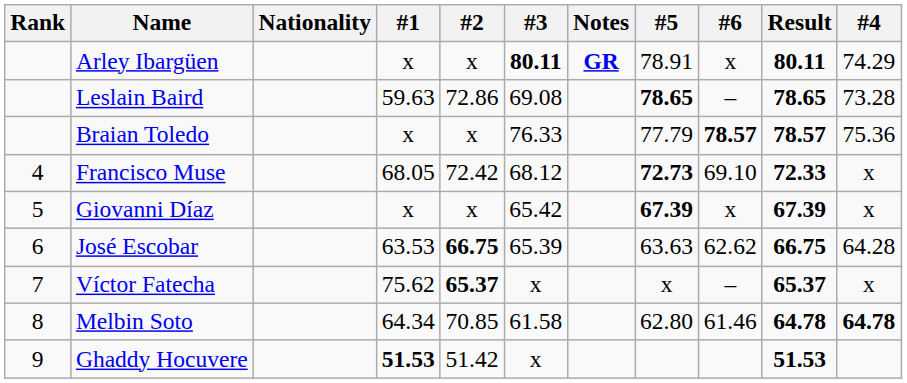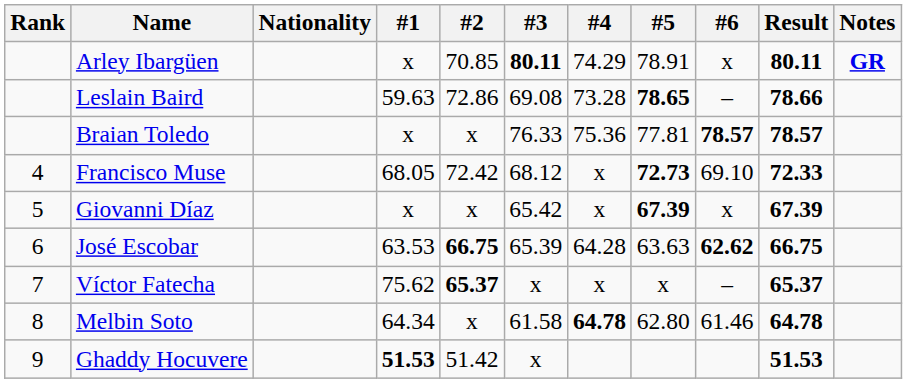columns swapped: (869, 23) <-> (601, 23)
(472, 60) x -> (472, 60) 70.85
(800, 97) 78.65 -> (796, 97) 78.66
(667, 135) 77.79 -> (663, 135) 77.81
(730, 246) normal -> (727, 246) bold
(472, 321) 70.85 -> (472, 321) x
